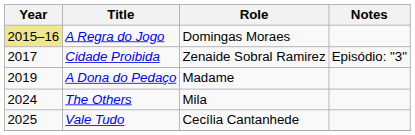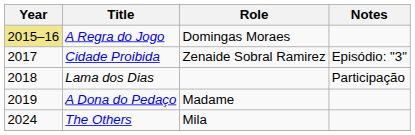+ row: (110, 78)
- row: (95, 120)
